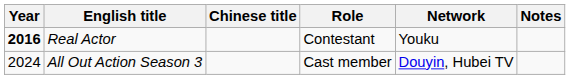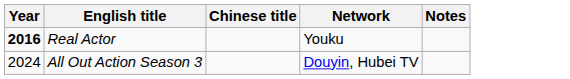- column: (348, 16)
